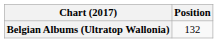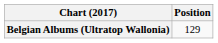(192, 29) 132 -> (192, 29) 129
